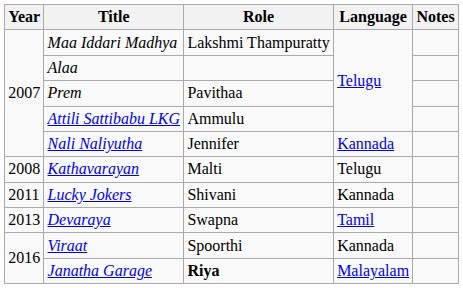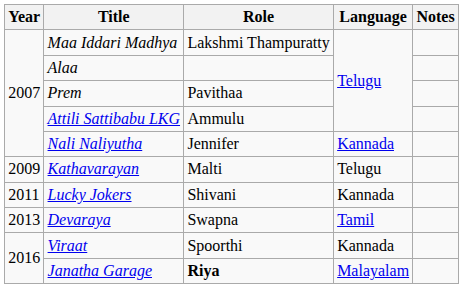(24, 169) 2008 -> (24, 169) 2009
